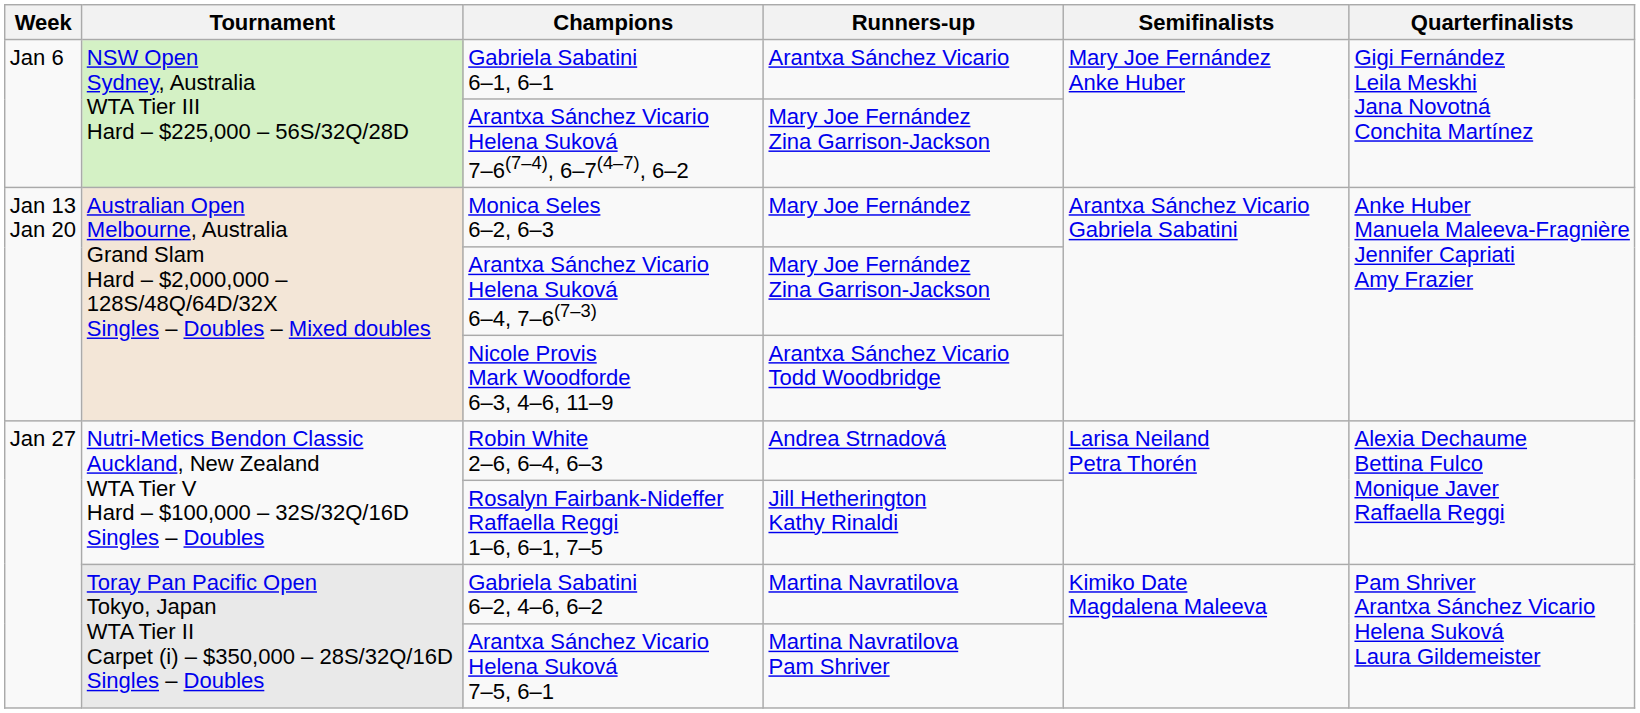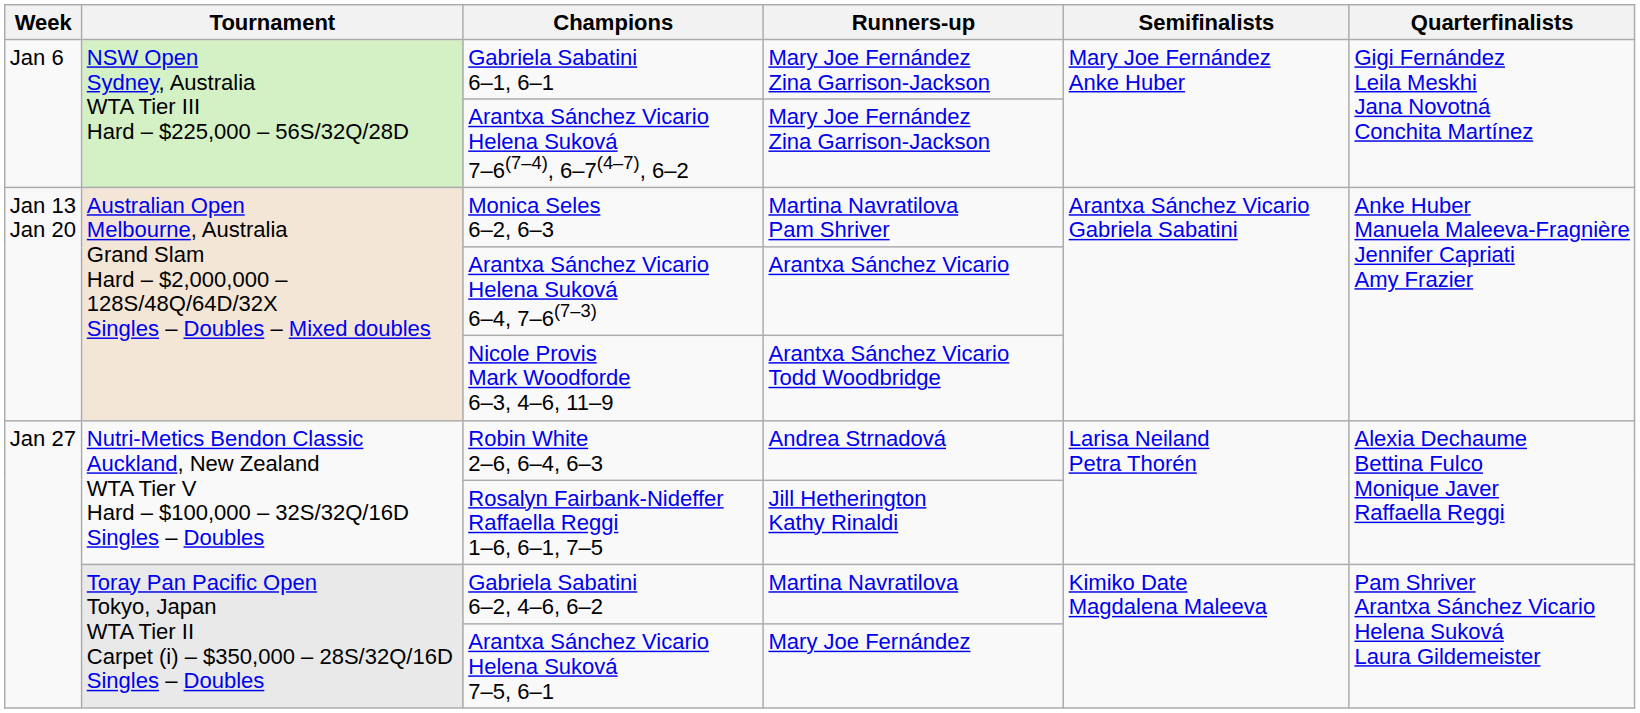(889, 57) Arantxa Sánchez Vicario -> (879, 70) Mary Joe Fernández Zina Garrison-Jackson
(869, 205) Mary Joe Fernández -> (863, 218) Martina Navratilova Pam Shriver
(879, 277) Mary Joe Fernández Zina Garrison-Jackson -> (889, 265) Arantxa Sánchez Vicario
(863, 653) Martina Navratilova Pam Shriver -> (869, 641) Mary Joe Fernández
